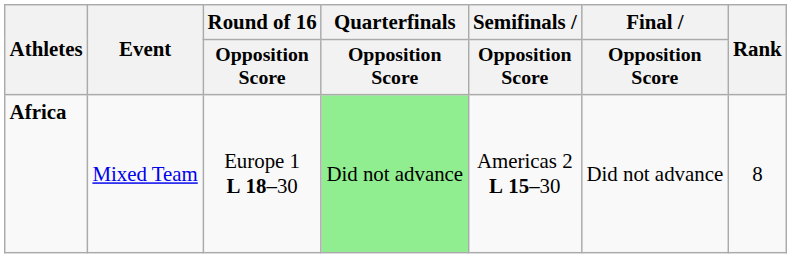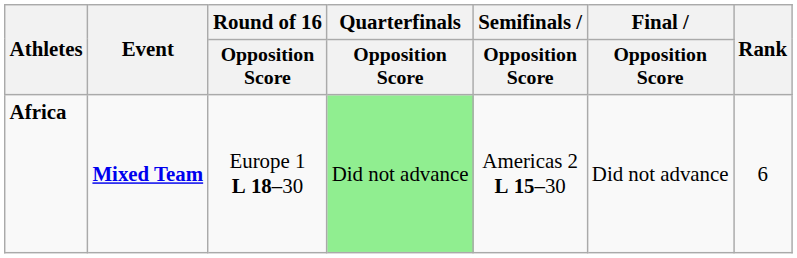(145, 173) normal -> (148, 173) bold
(757, 173) 8 -> (763, 173) 6
